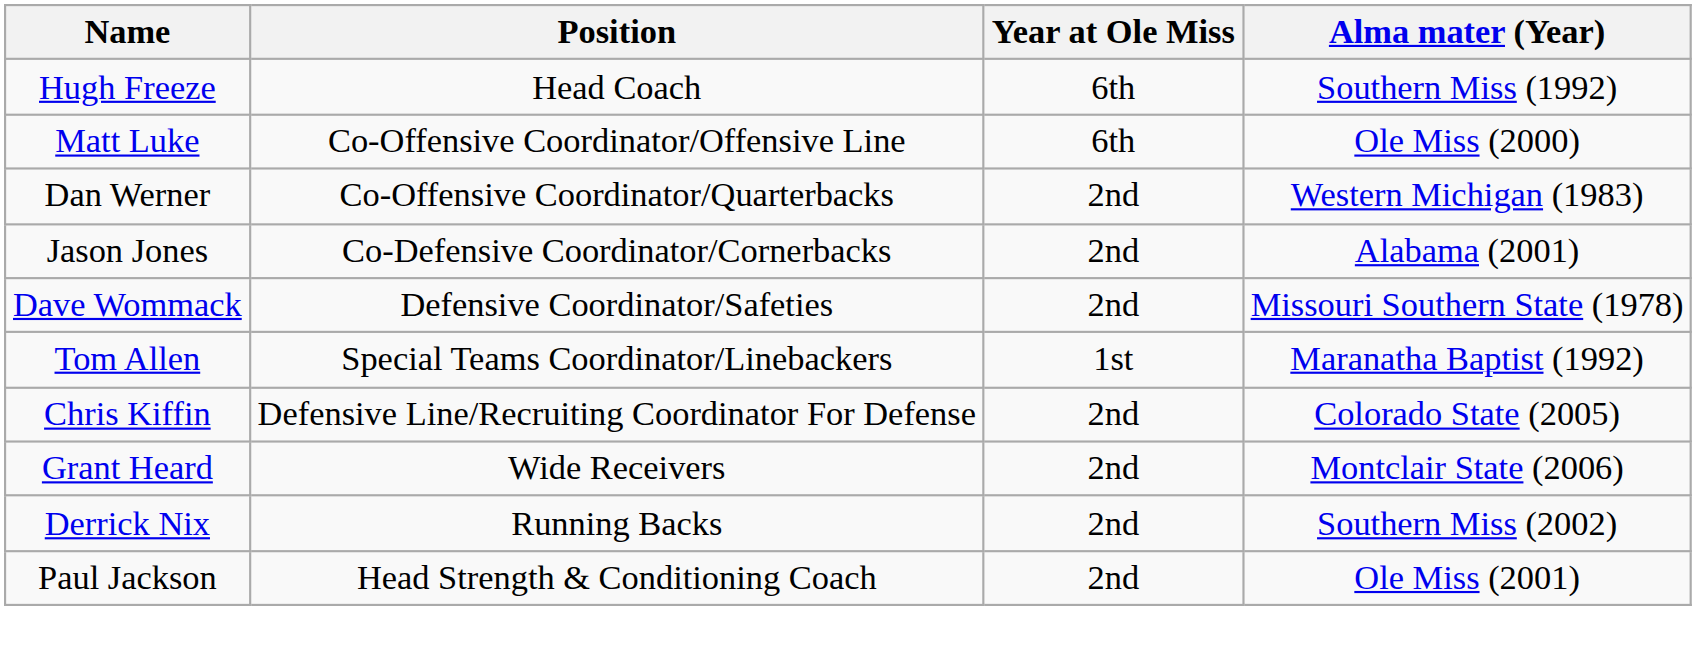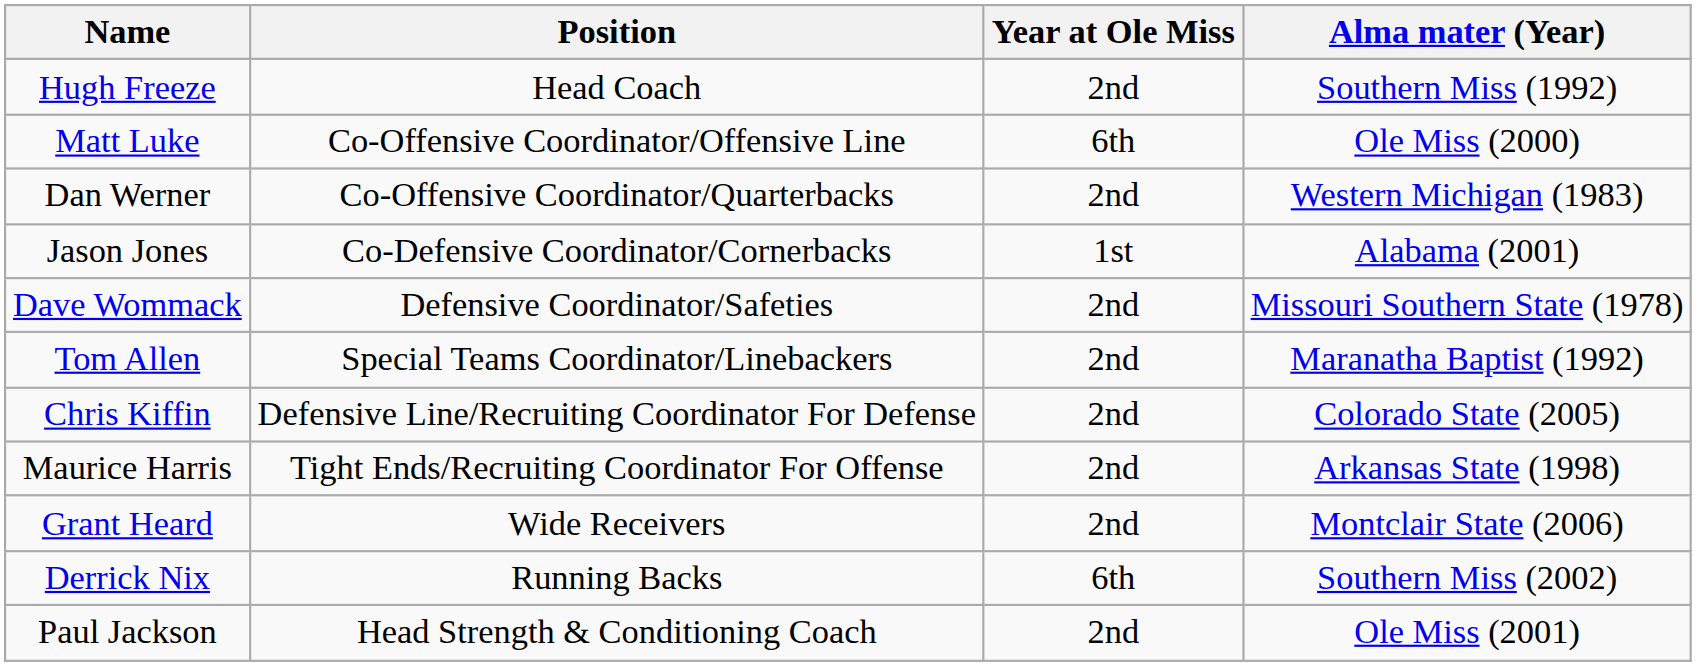(1113, 86) 6th -> (1113, 86) 2nd
(1113, 250) 2nd -> (1113, 250) 1st
(1113, 359) 1st -> (1113, 359) 2nd
+ row: (127, 468)
(1113, 522) 2nd -> (1113, 577) 6th
